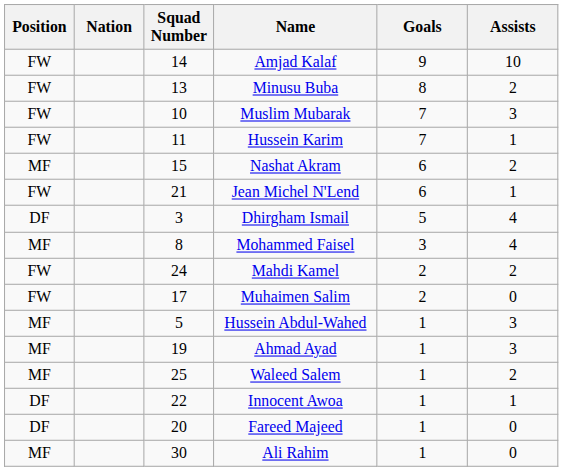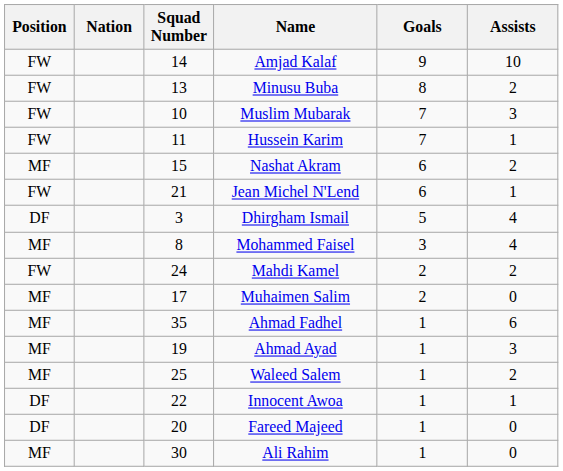(39, 297) FW -> (39, 297) MF
+ row: (295, 323)
- row: (295, 323)
